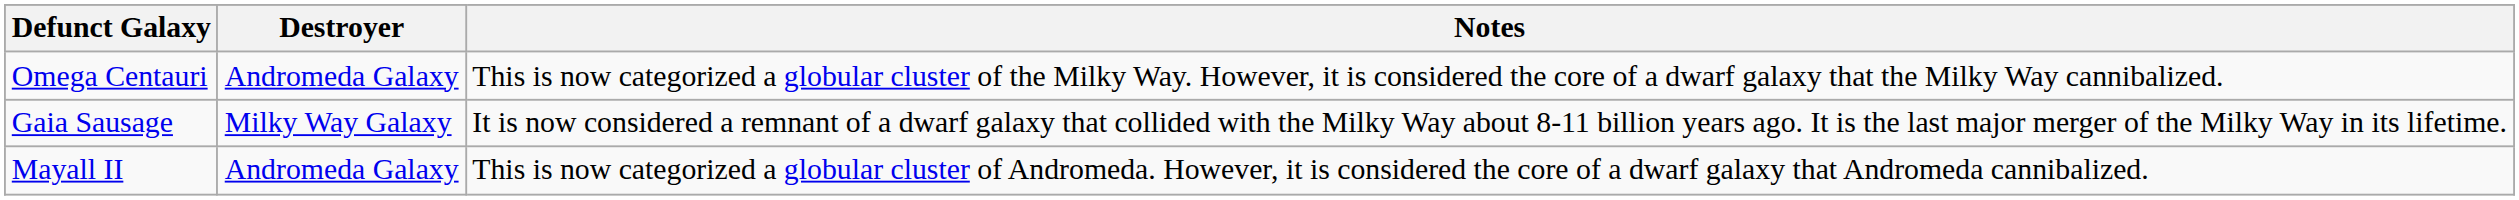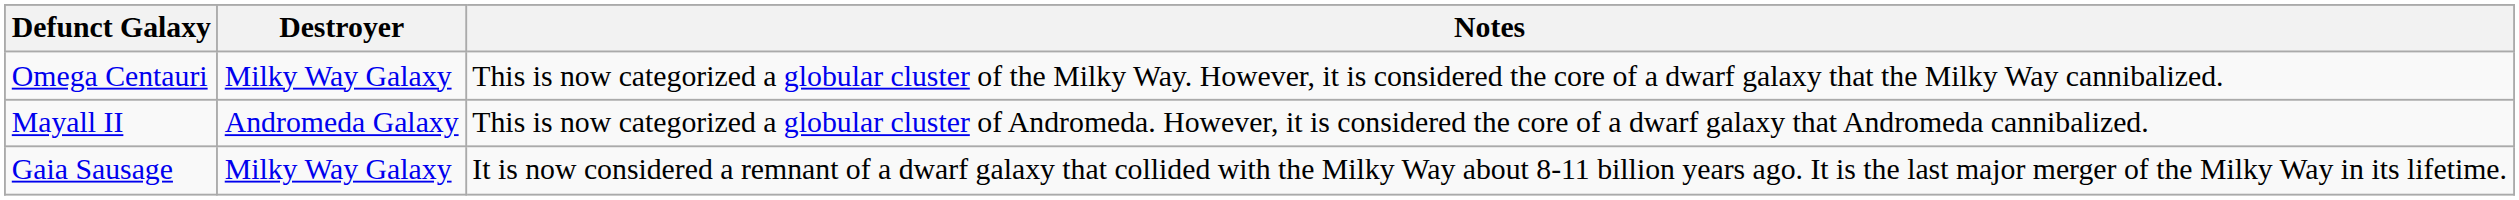(342, 75) Andromeda Galaxy -> (338, 75) Milky Way Galaxy
rows swapped: (68, 169) <-> (92, 122)
